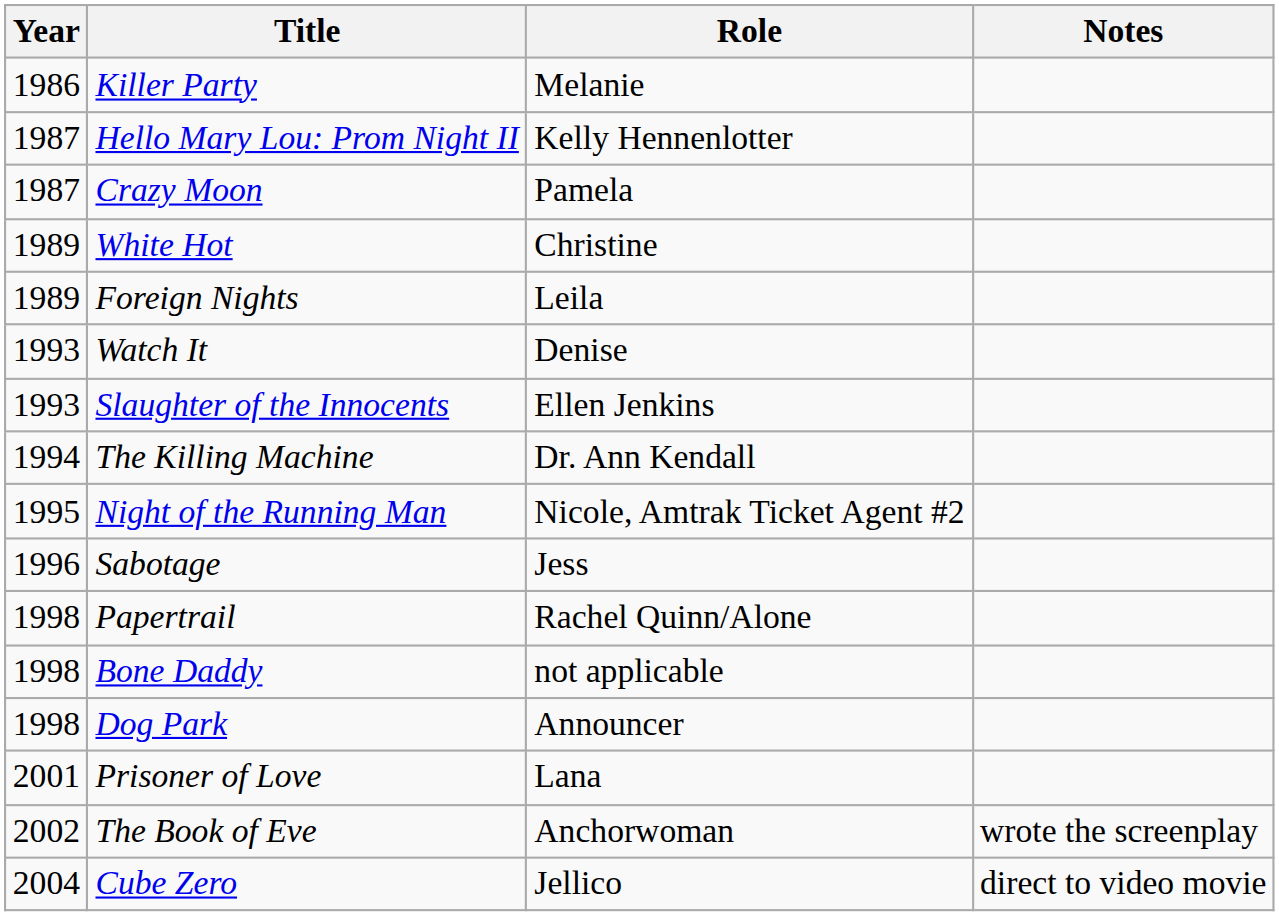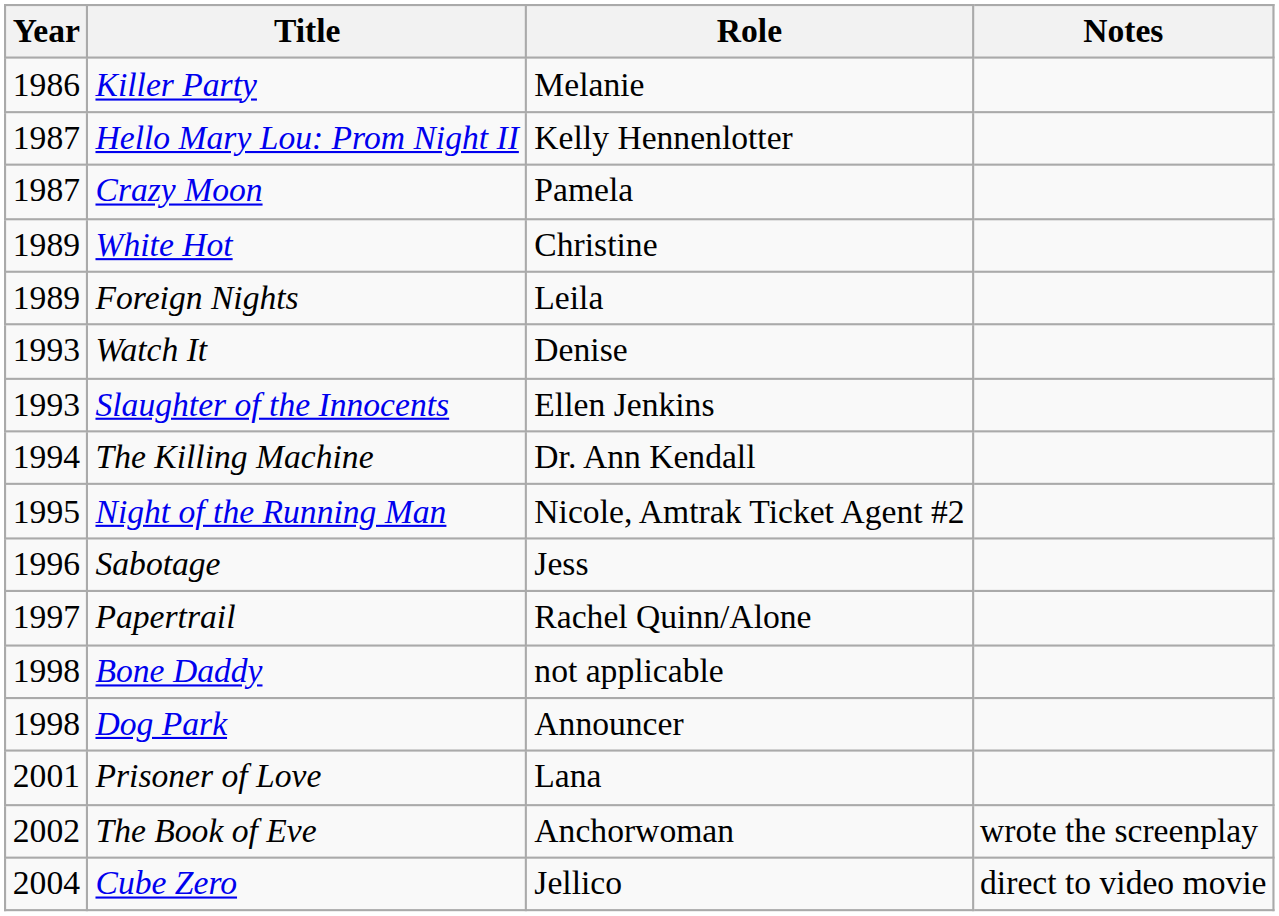(46, 617) 1998 -> (46, 617) 1997
